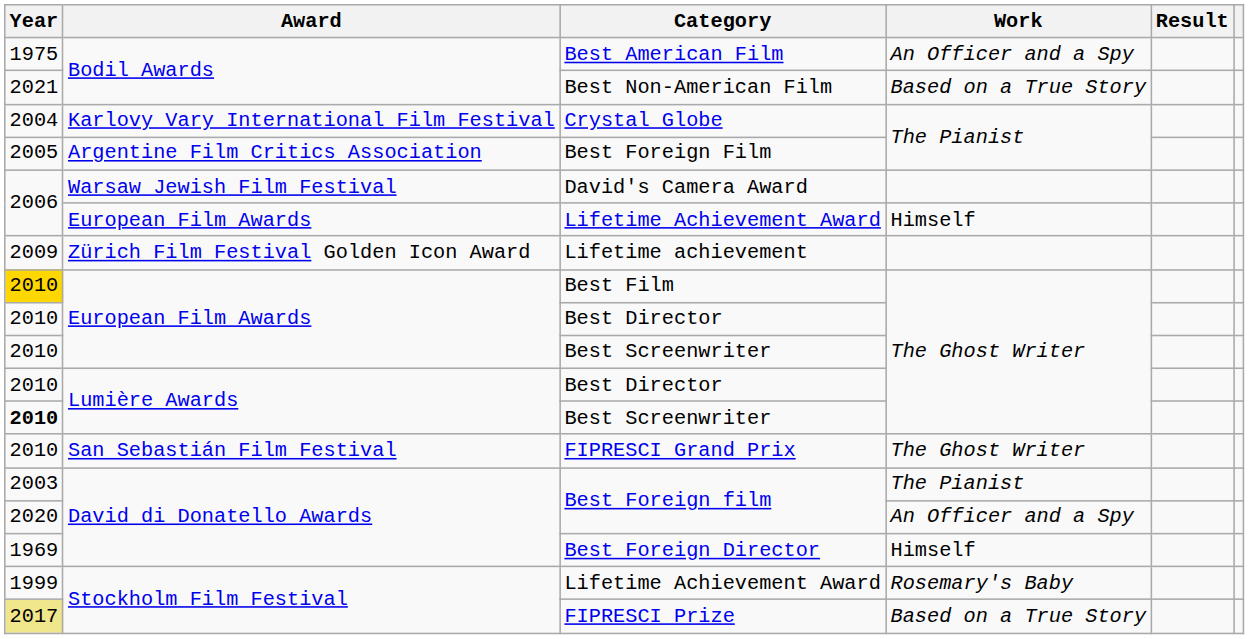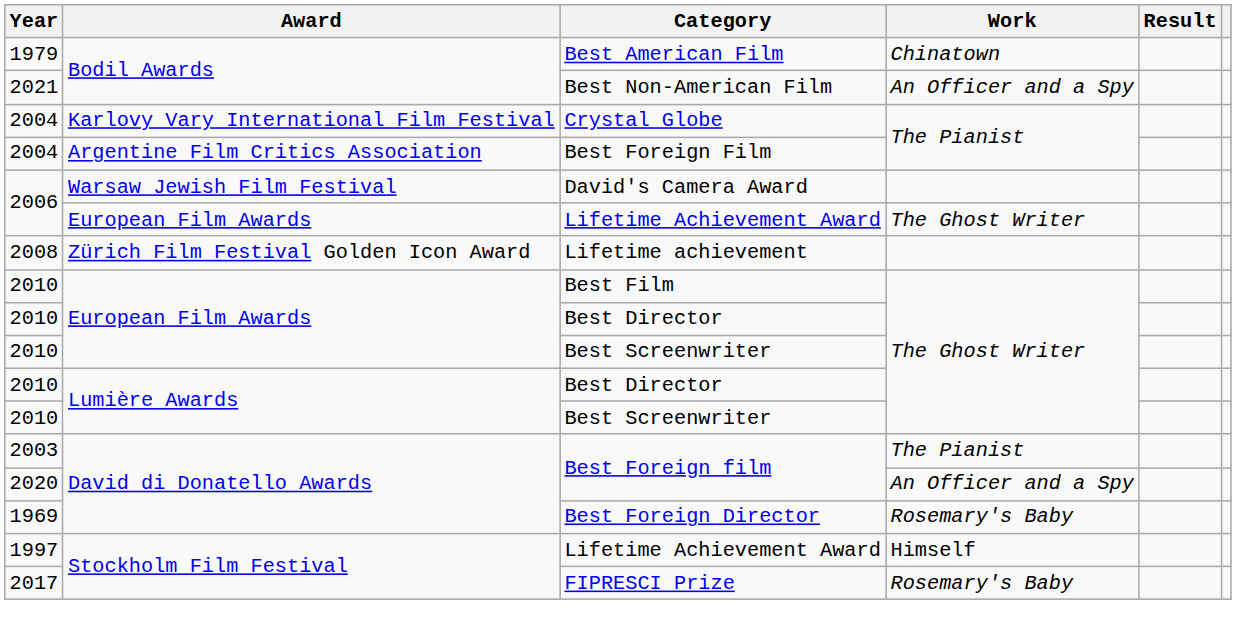(34, 54) 1975 -> (34, 54) 1979
(1012, 54) An Officer and a Spy -> (945, 54) Chinatown
(1018, 87) Based on a True Story -> (1012, 87) An Officer and a Spy
(34, 154) 2005 -> (34, 154) 2004
(933, 220) Himself -> (988, 220) The Ghost Writer
(34, 253) 2009 -> (34, 253) 2008
(34, 286) gold background -> (34, 286) no background
(34, 418) bold -> (34, 418) normal
- row: (232, 451)
(933, 550) Himself -> (982, 517) Rosemary's Baby
(34, 583) 1999 -> (34, 550) 1997
(982, 583) Rosemary's Baby -> (933, 550) Himself
(34, 616) khaki background -> (34, 583) no background
(1018, 616) Based on a True Story -> (982, 583) Rosemary's Baby
